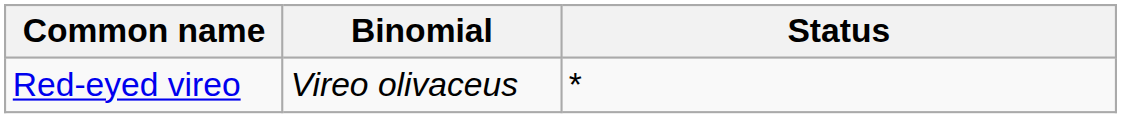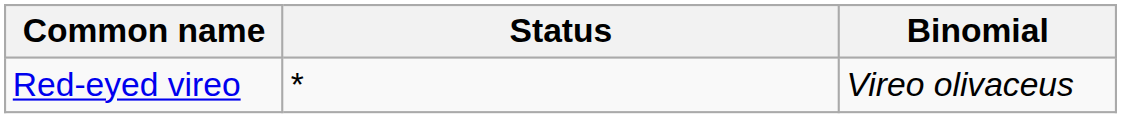columns swapped: (422, 31) <-> (839, 31)
